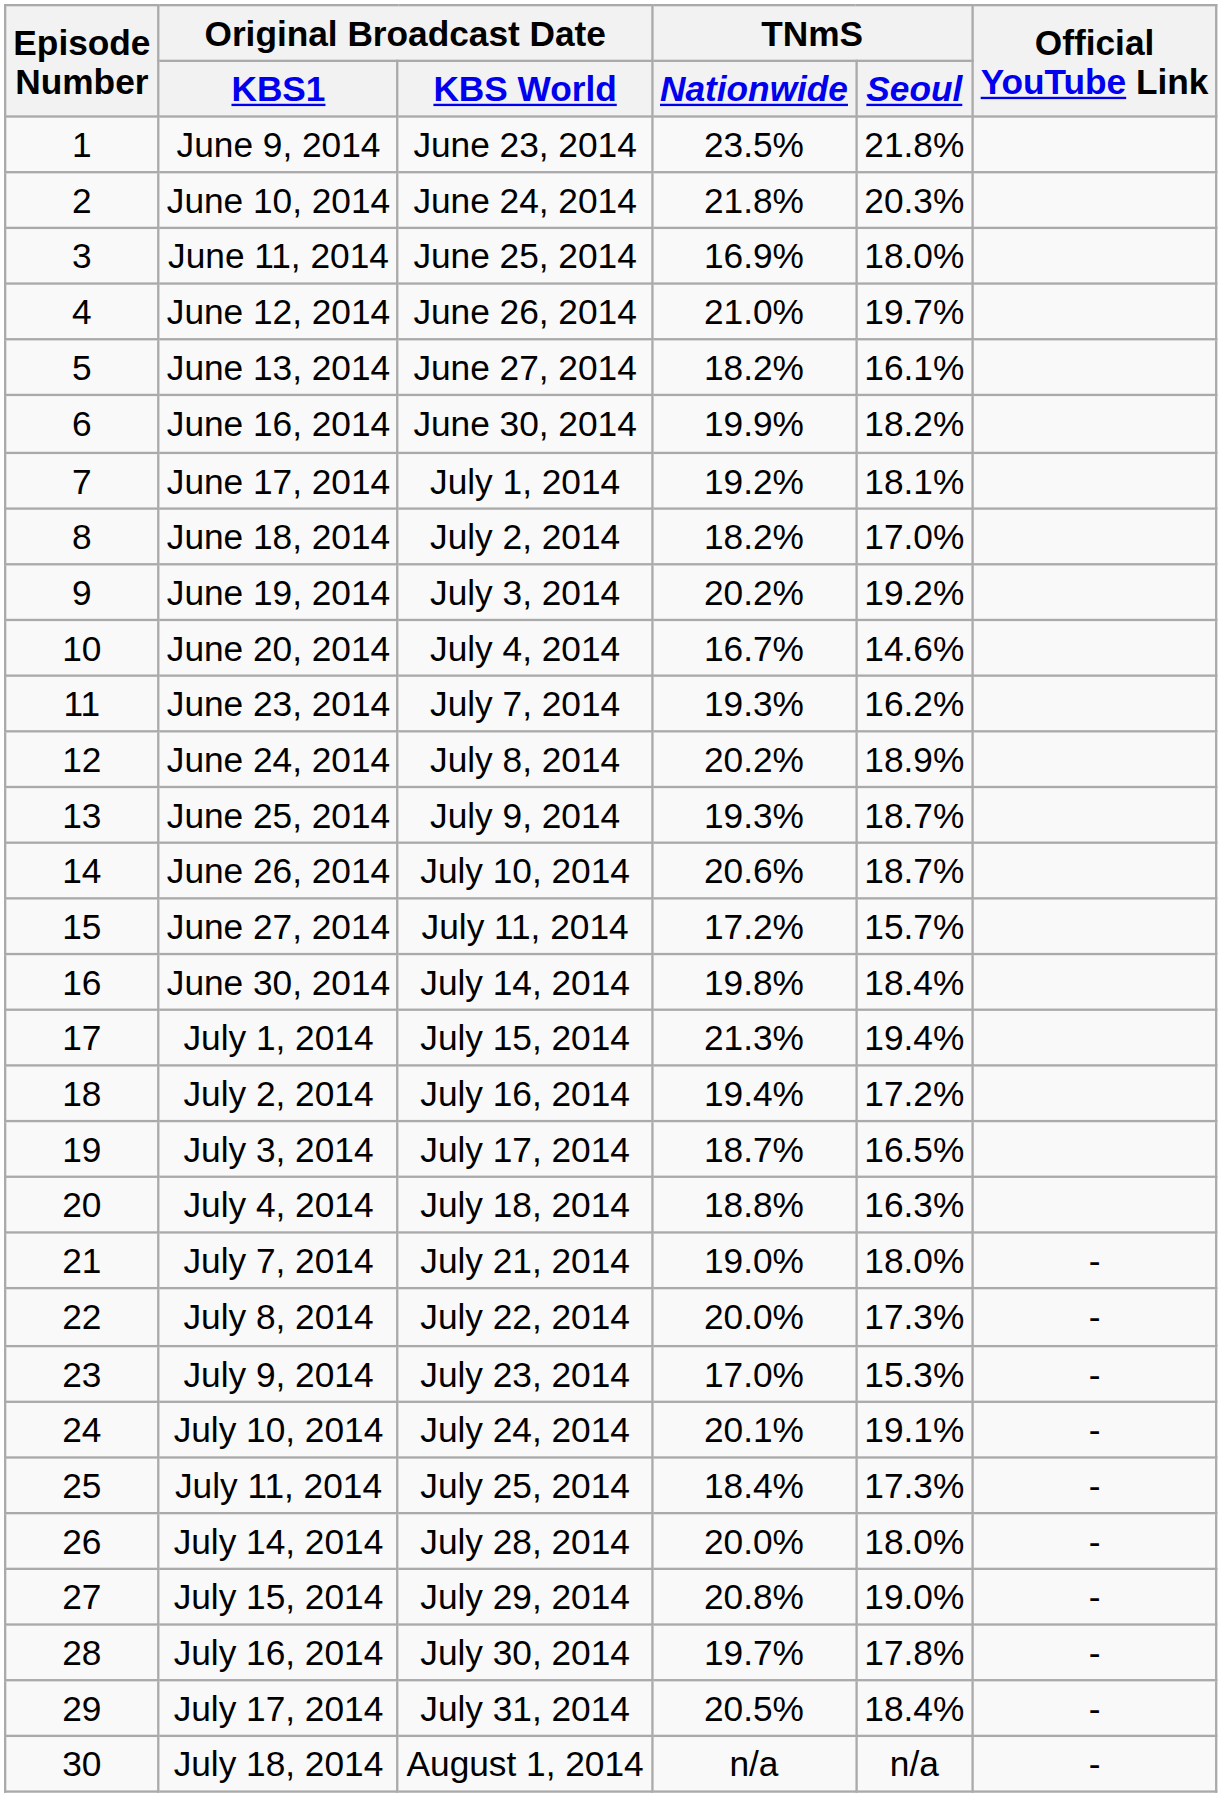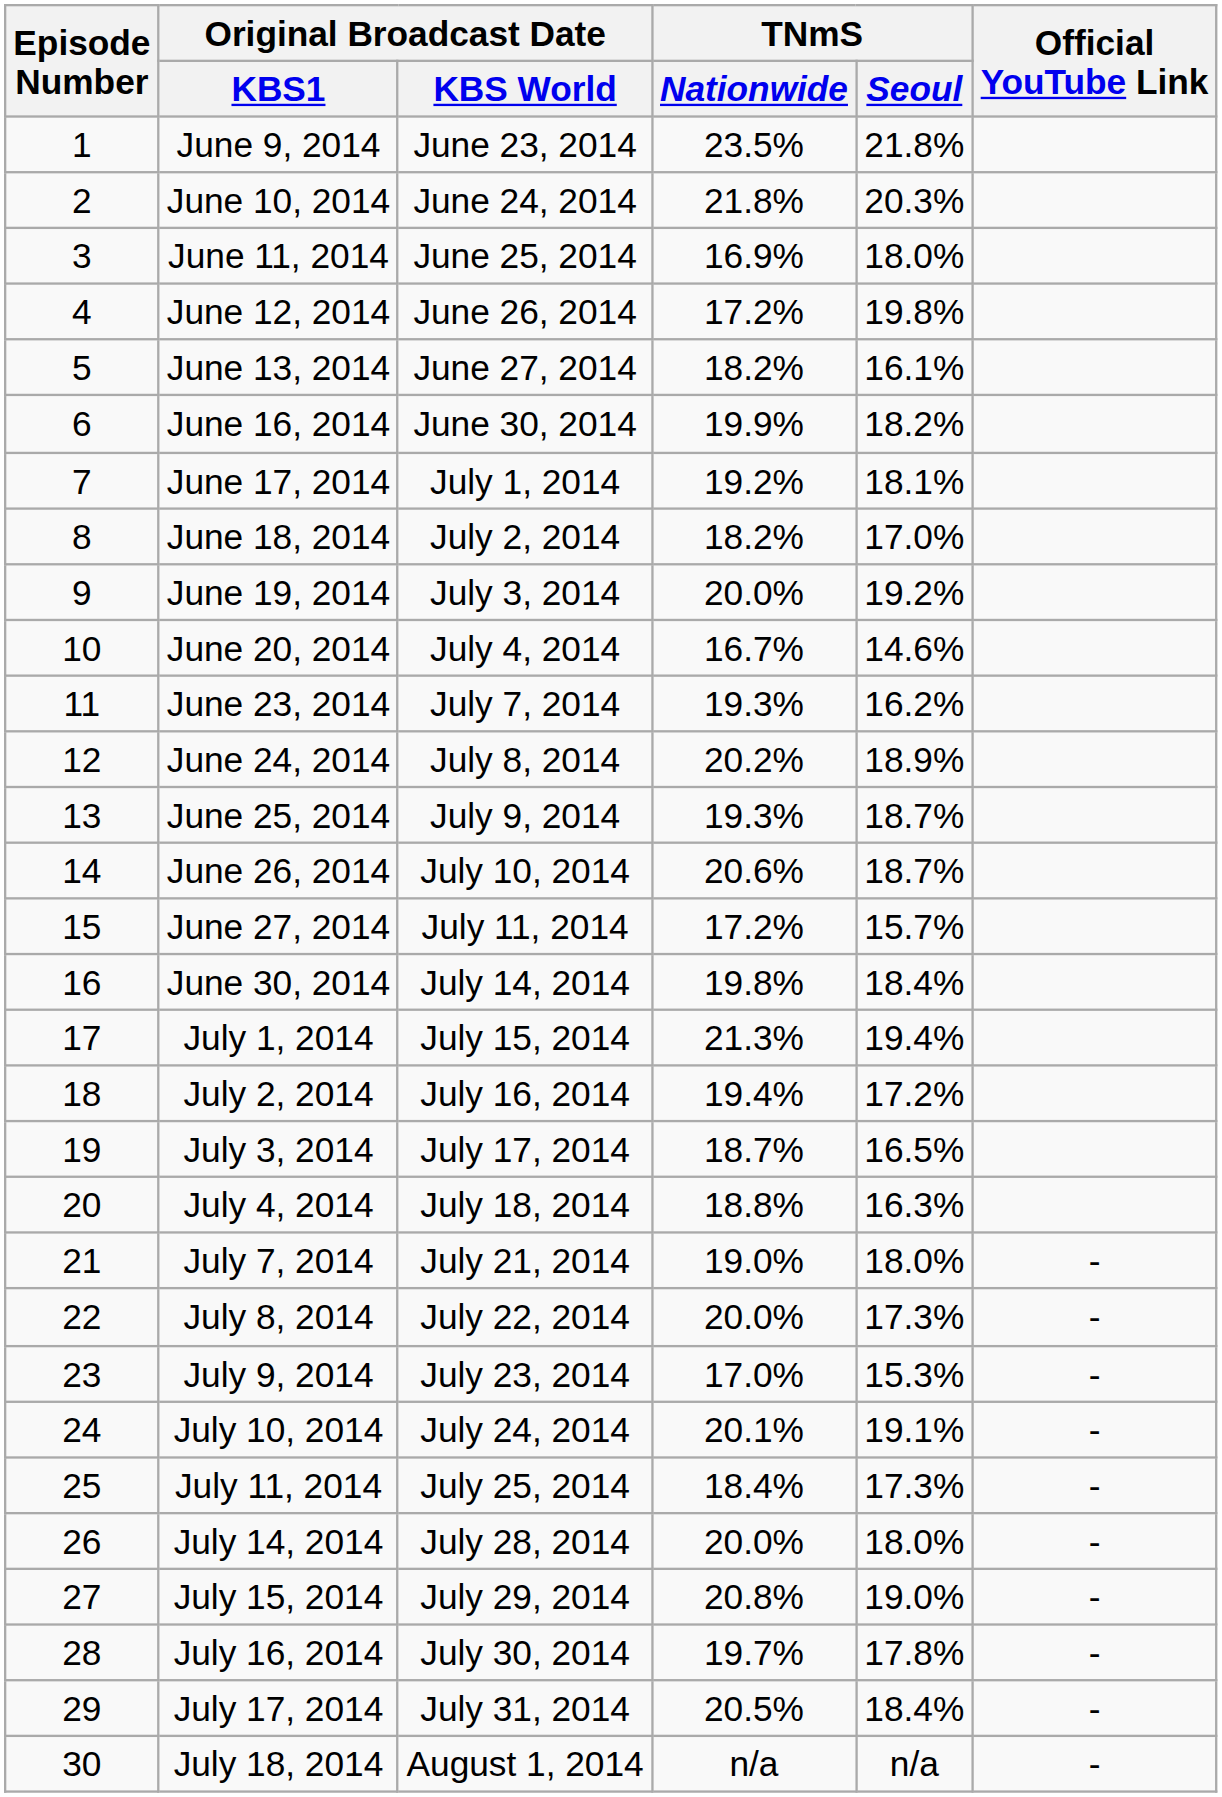(754, 312) 21.0% -> (754, 312) 17.2%
(914, 312) 19.7% -> (914, 312) 19.8%
(754, 592) 20.2% -> (754, 592) 20.0%
